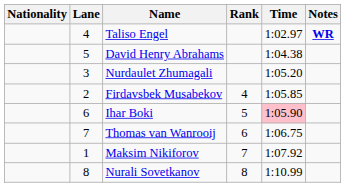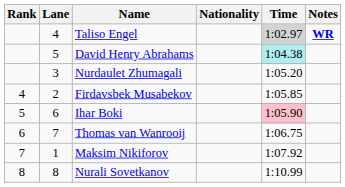columns swapped: (244, 14) <-> (37, 14)
(284, 34) no background -> (284, 34) lightgrey background
(284, 53) no background -> (284, 53) paleturquoise background
